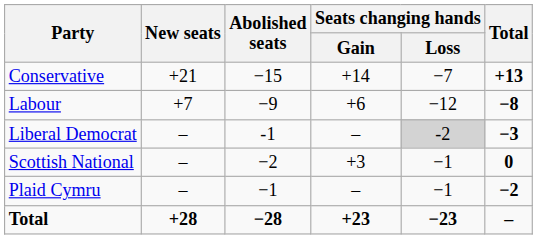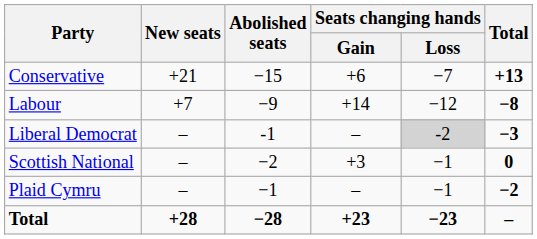(356, 76) +14 -> (356, 76) +6
(356, 104) +6 -> (356, 104) +14
